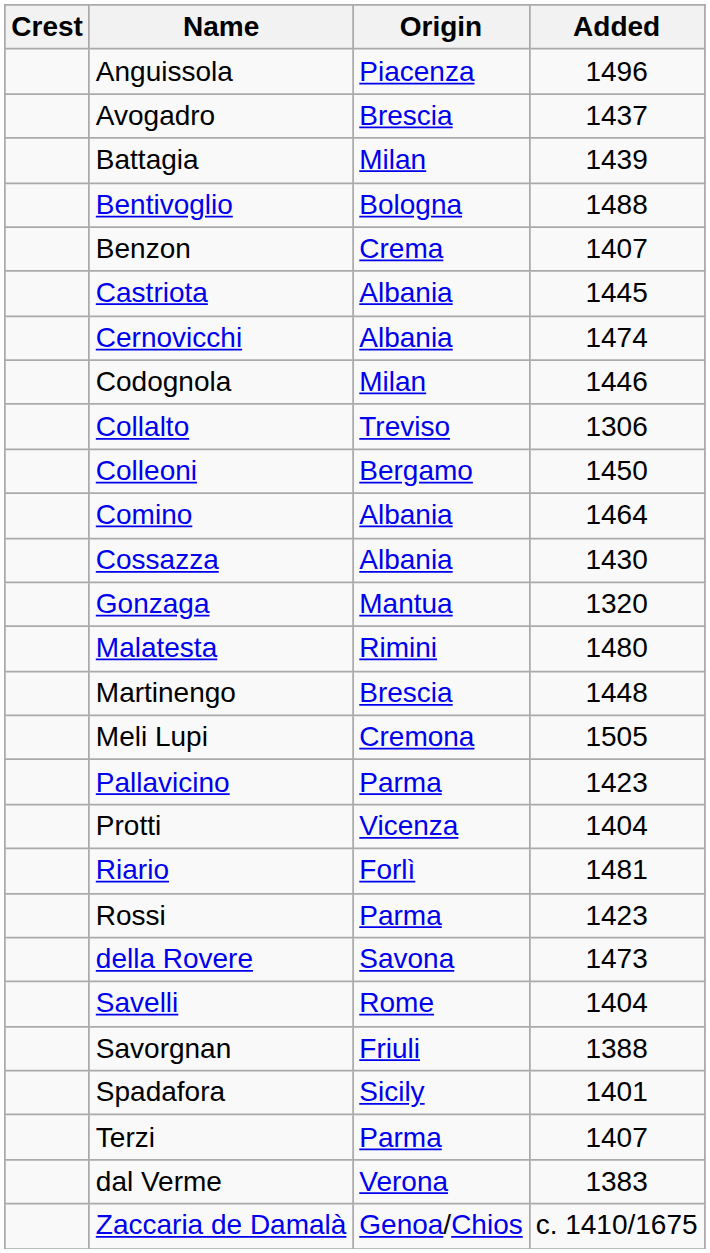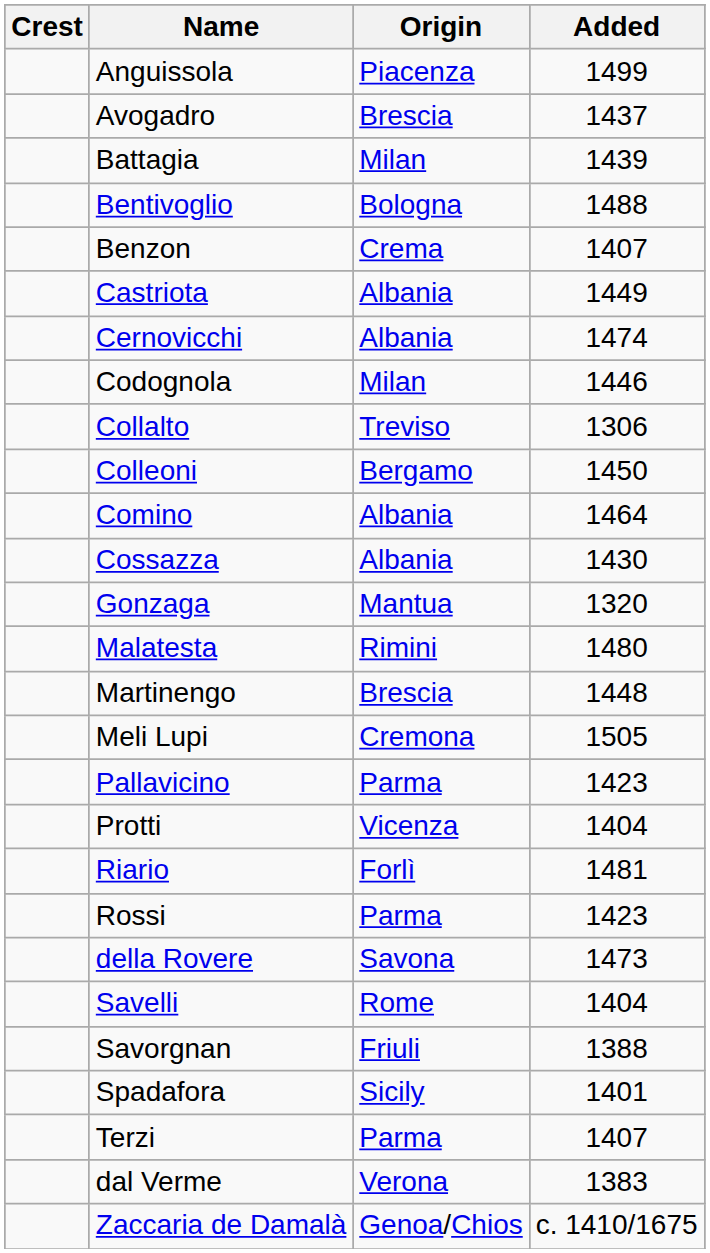(617, 71) 1496 -> (617, 71) 1499
(617, 293) 1445 -> (617, 293) 1449
